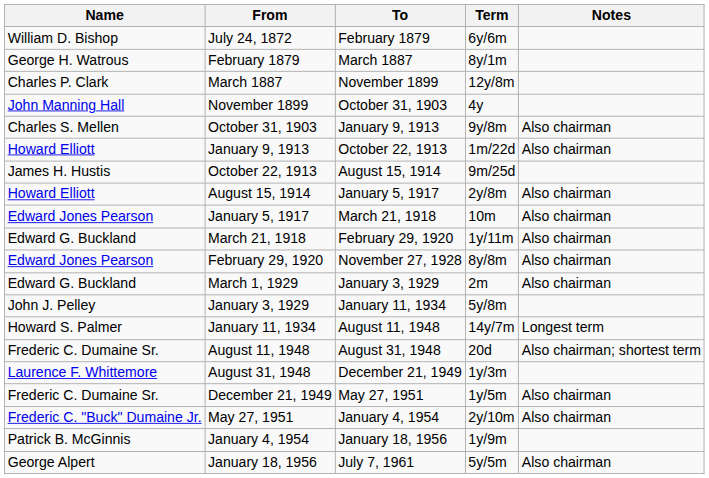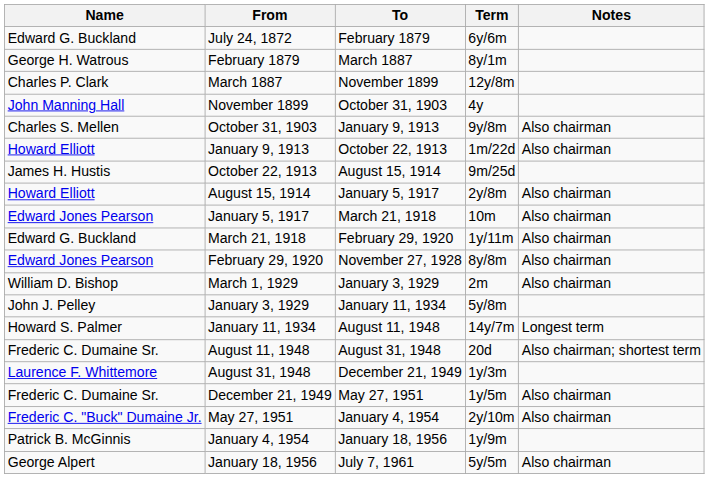(63, 37) William D. Bishop -> (72, 37) Edward G. Buckland
(72, 283) Edward G. Buckland -> (63, 283) William D. Bishop
